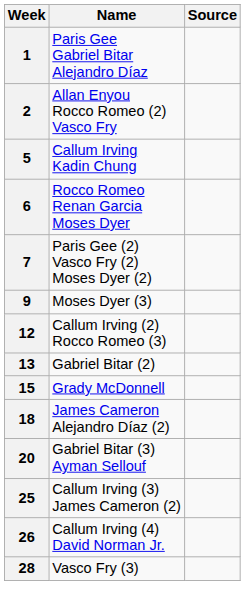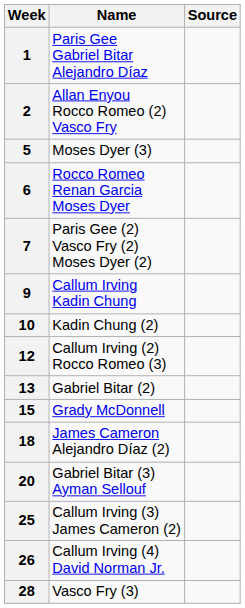(95, 159) Callum Irving Kadin Chung -> (102, 150) Moses Dyer (3)
(102, 302) Moses Dyer (3) -> (95, 293) Callum Irving Kadin Chung
+ row: (27, 325)
